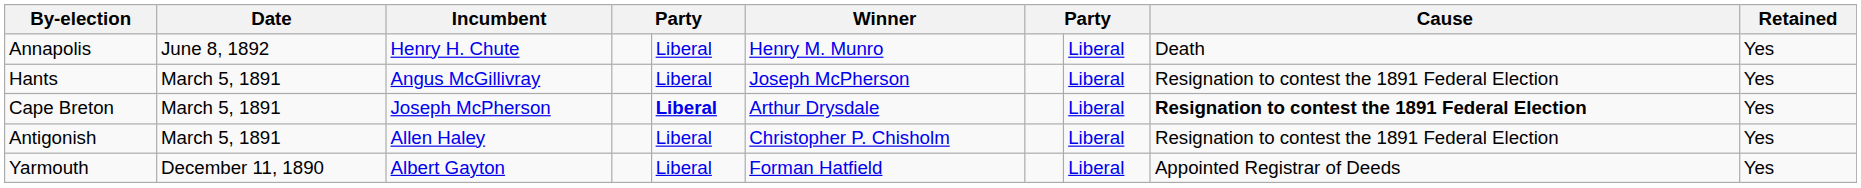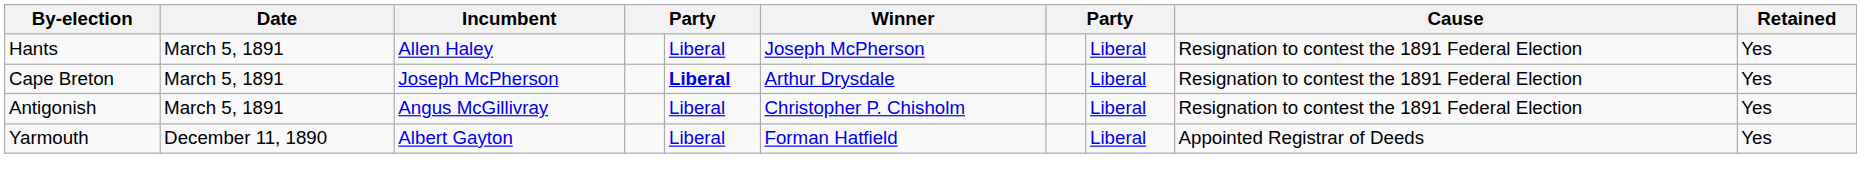- row: (50, 49)
(465, 78) Angus McGillivray -> (446, 49) Allen Haley
(1371, 108) bold -> (1380, 78) normal
(438, 138) Allen Haley -> (473, 108) Angus McGillivray
